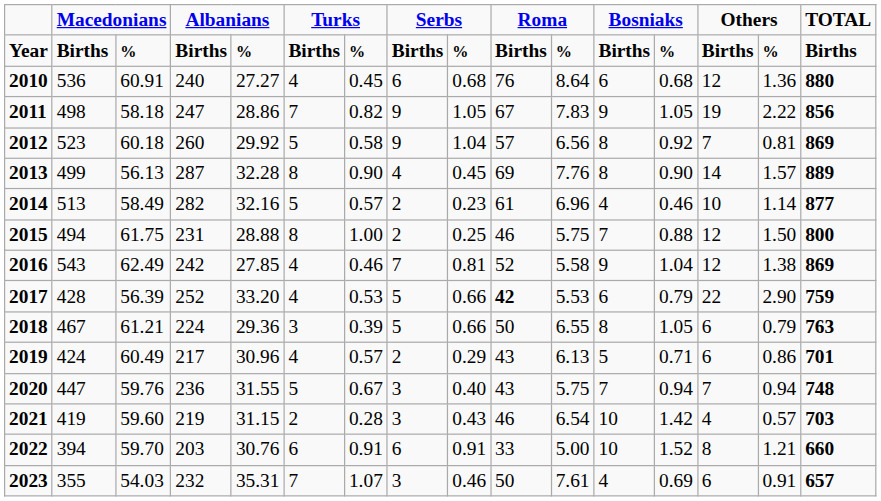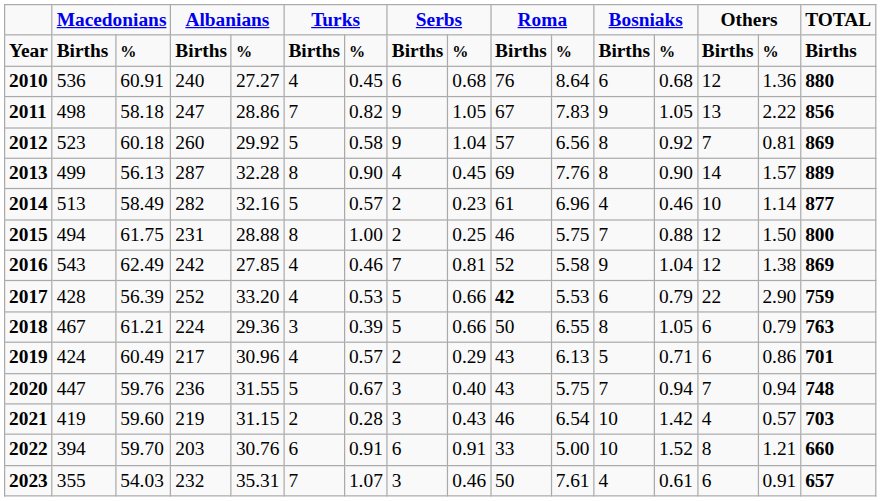(712, 111) 19 -> (712, 111) 13
(676, 480) 0.69 -> (676, 480) 0.61
